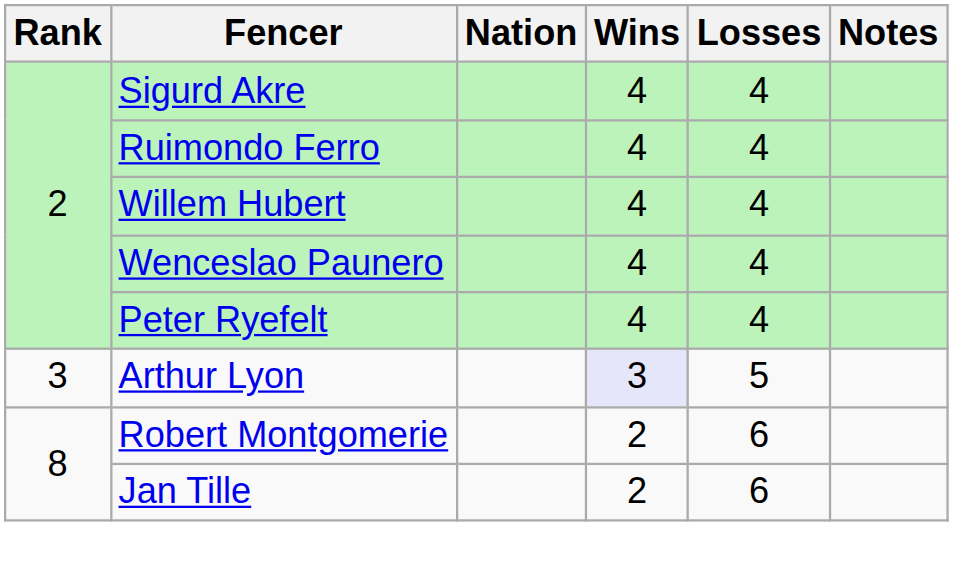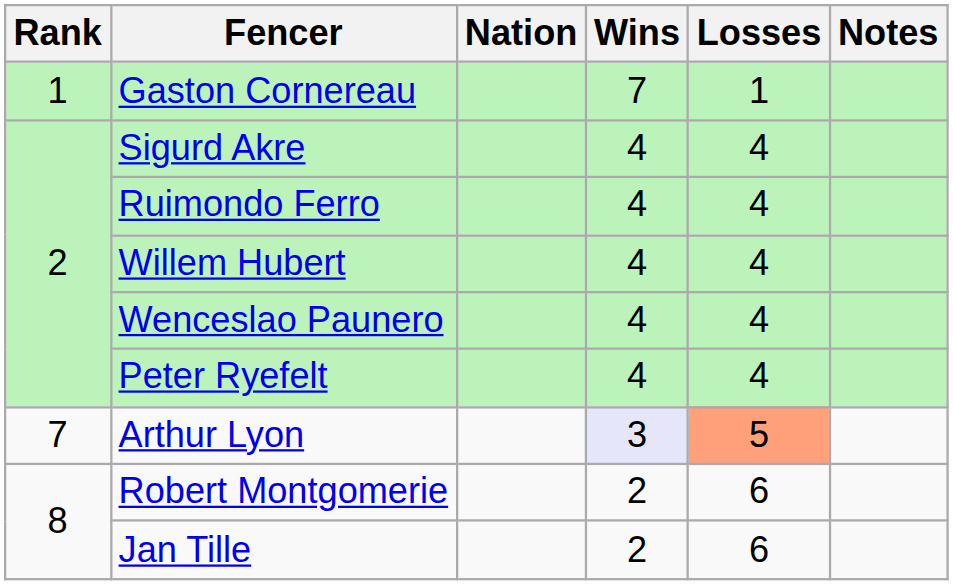+ row: (267, 90)
(58, 377) 3 -> (58, 434) 7
(759, 377) no background -> (759, 434) lightsalmon background
